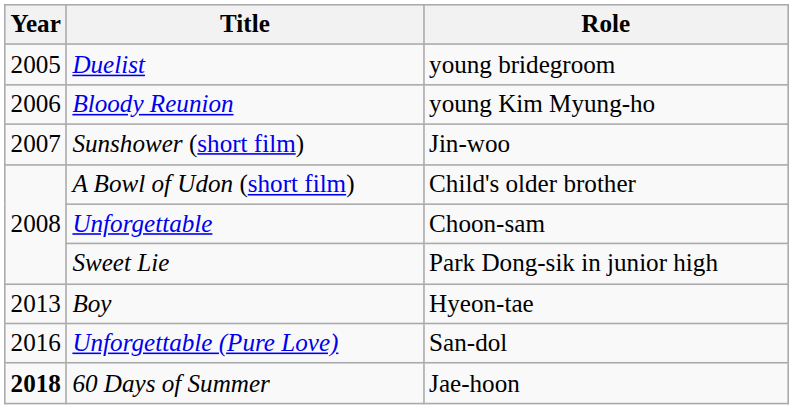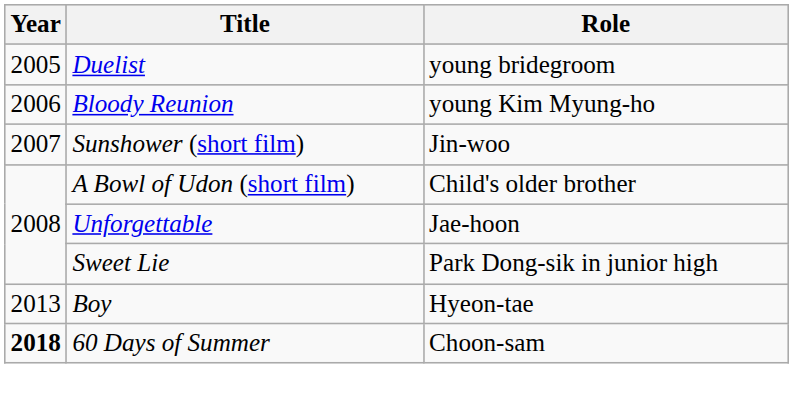(487, 223) Choon-sam -> (474, 223) Jae-hoon
- row: (205, 343)
(474, 382) Jae-hoon -> (487, 343) Choon-sam
